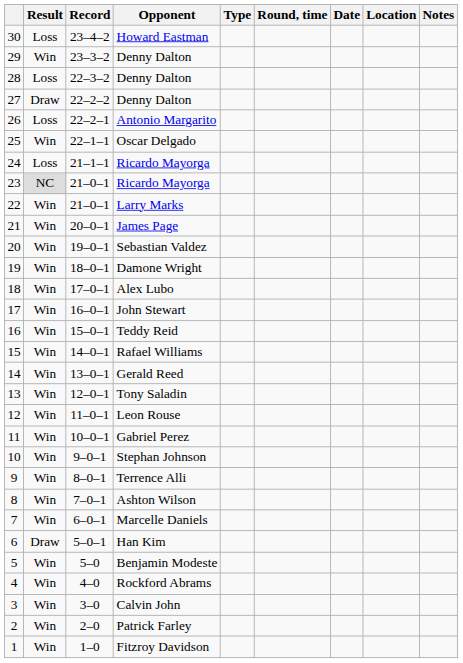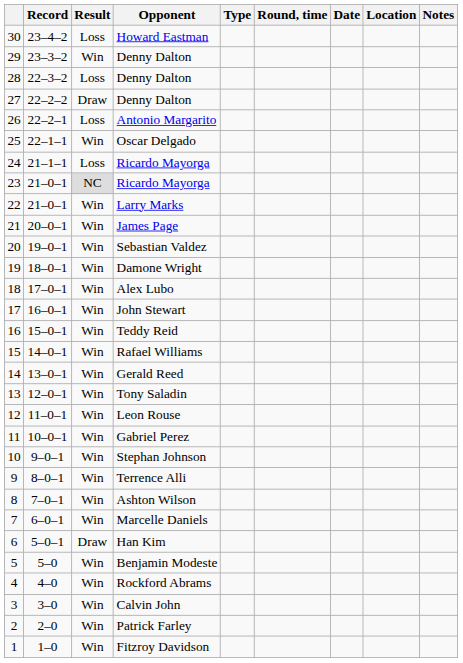columns swapped: (45, 15) <-> (90, 15)
